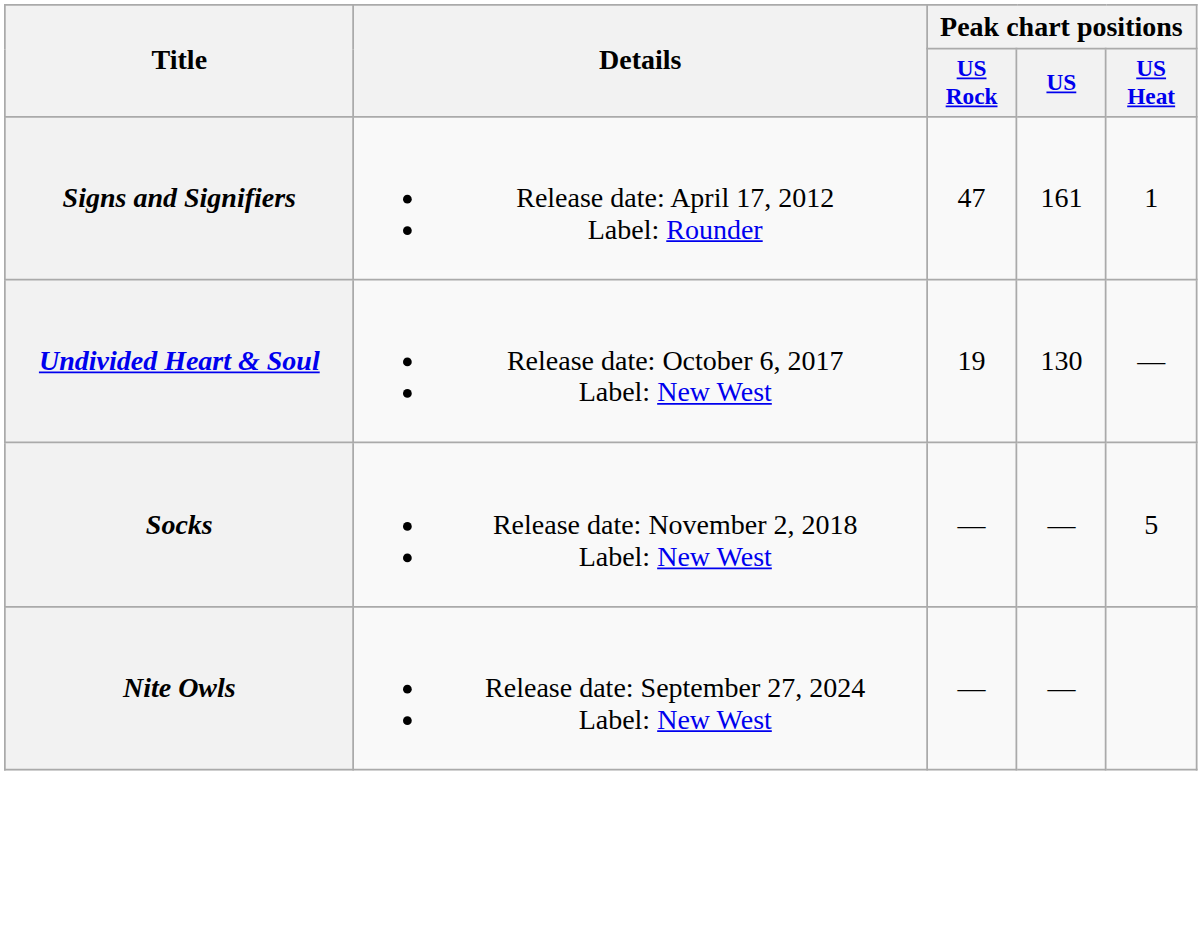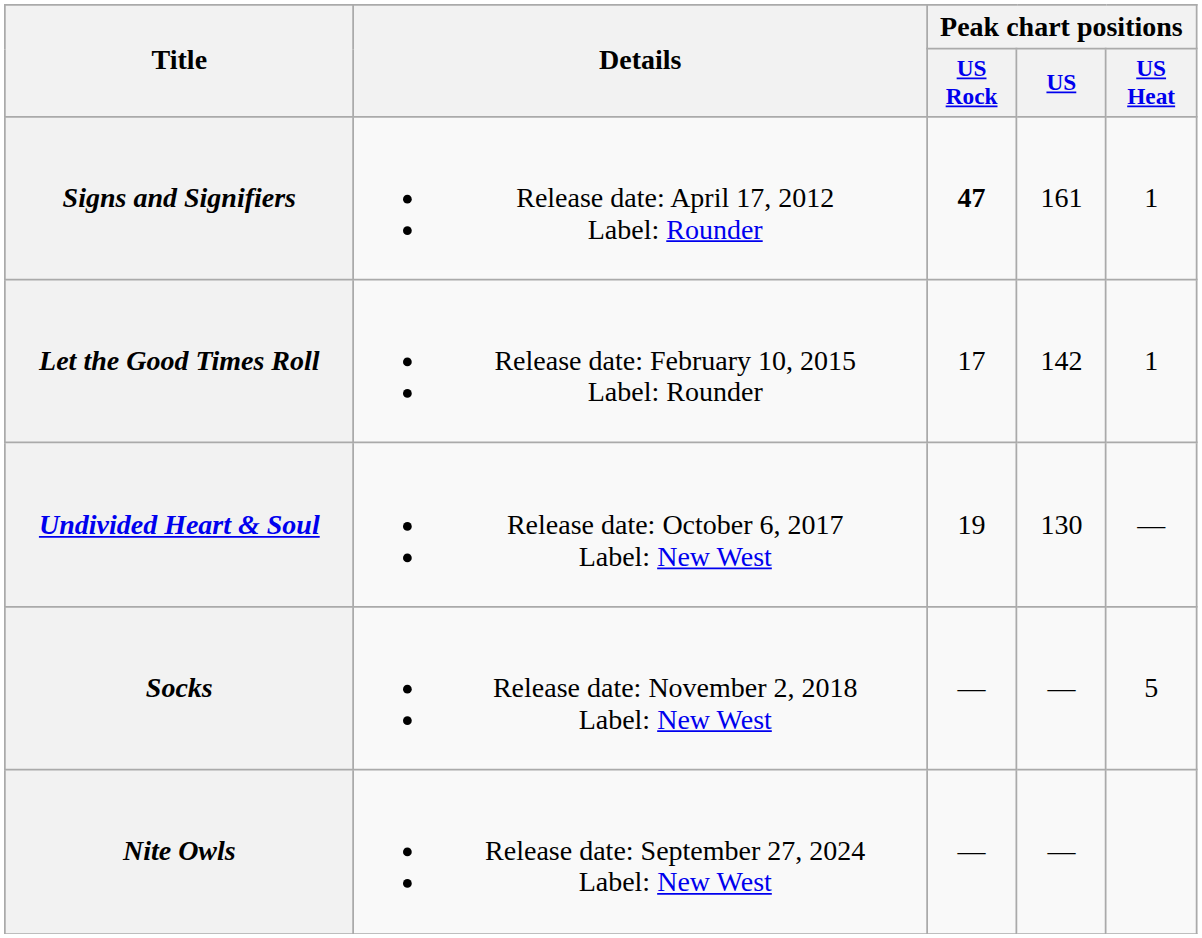(972, 197) normal -> (972, 197) bold
+ row: (179, 361)
